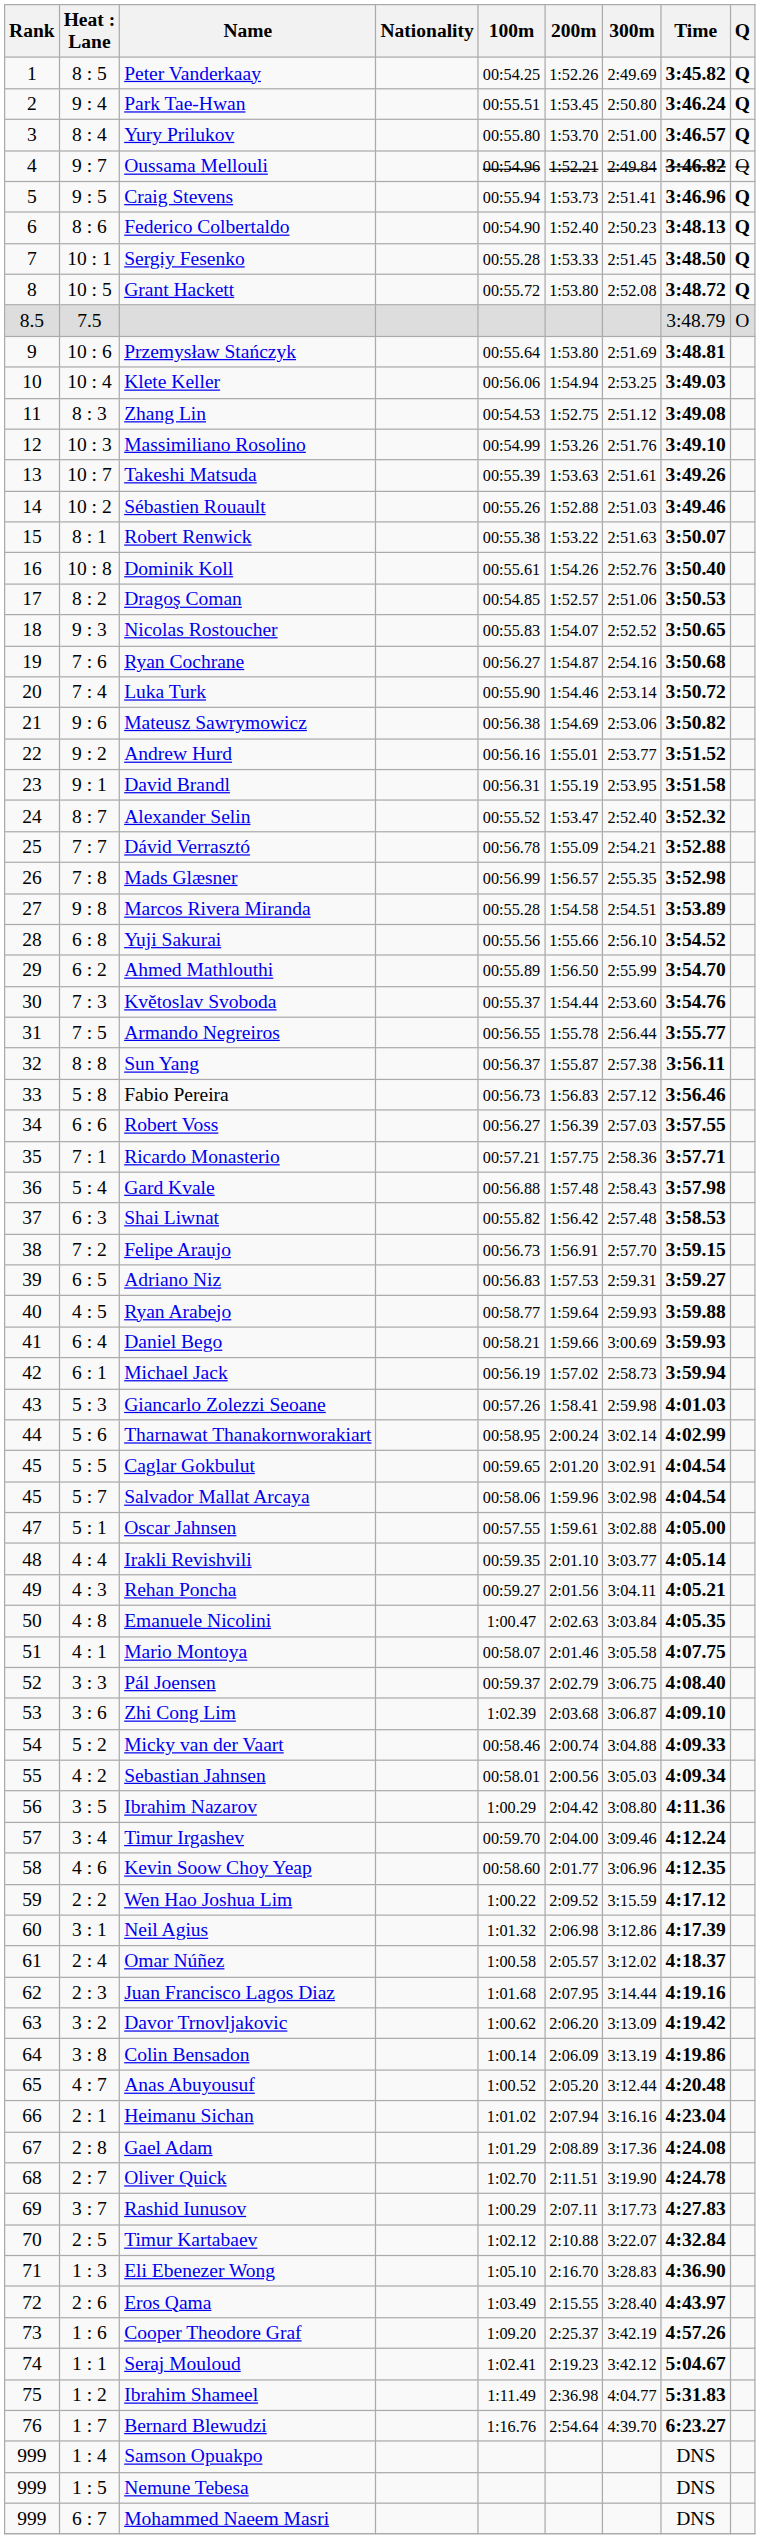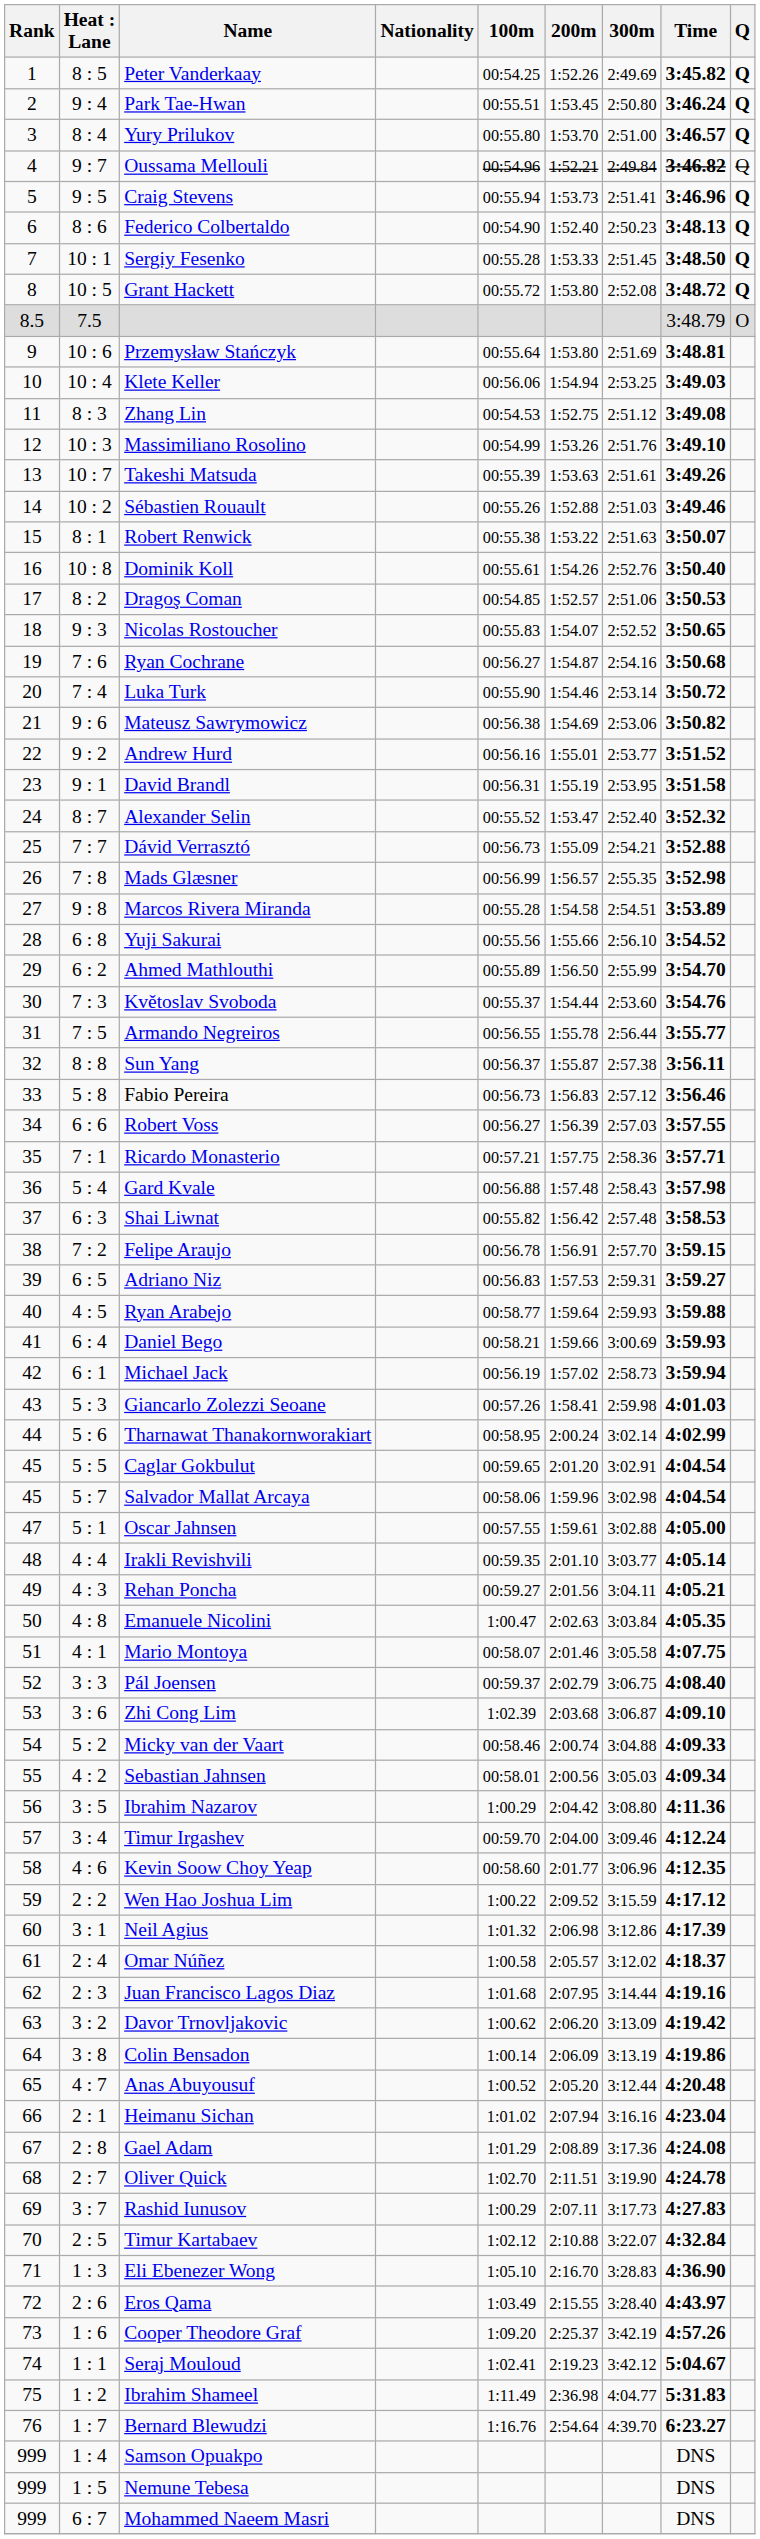(511, 848) 00:56.78 -> (511, 848) 00:56.73
(511, 1250) 00:56.73 -> (511, 1250) 00:56.78
